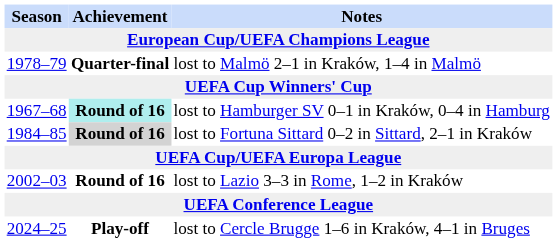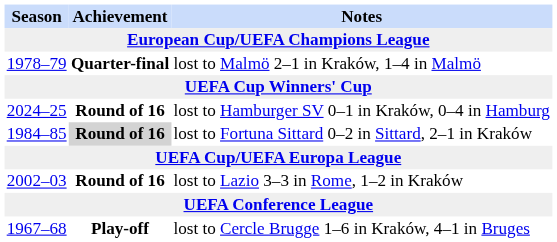(37, 110) 1967–68 -> (37, 110) 2024–25
(120, 110) paleturquoise background -> (120, 110) no background
(37, 228) 2024–25 -> (37, 228) 1967–68
